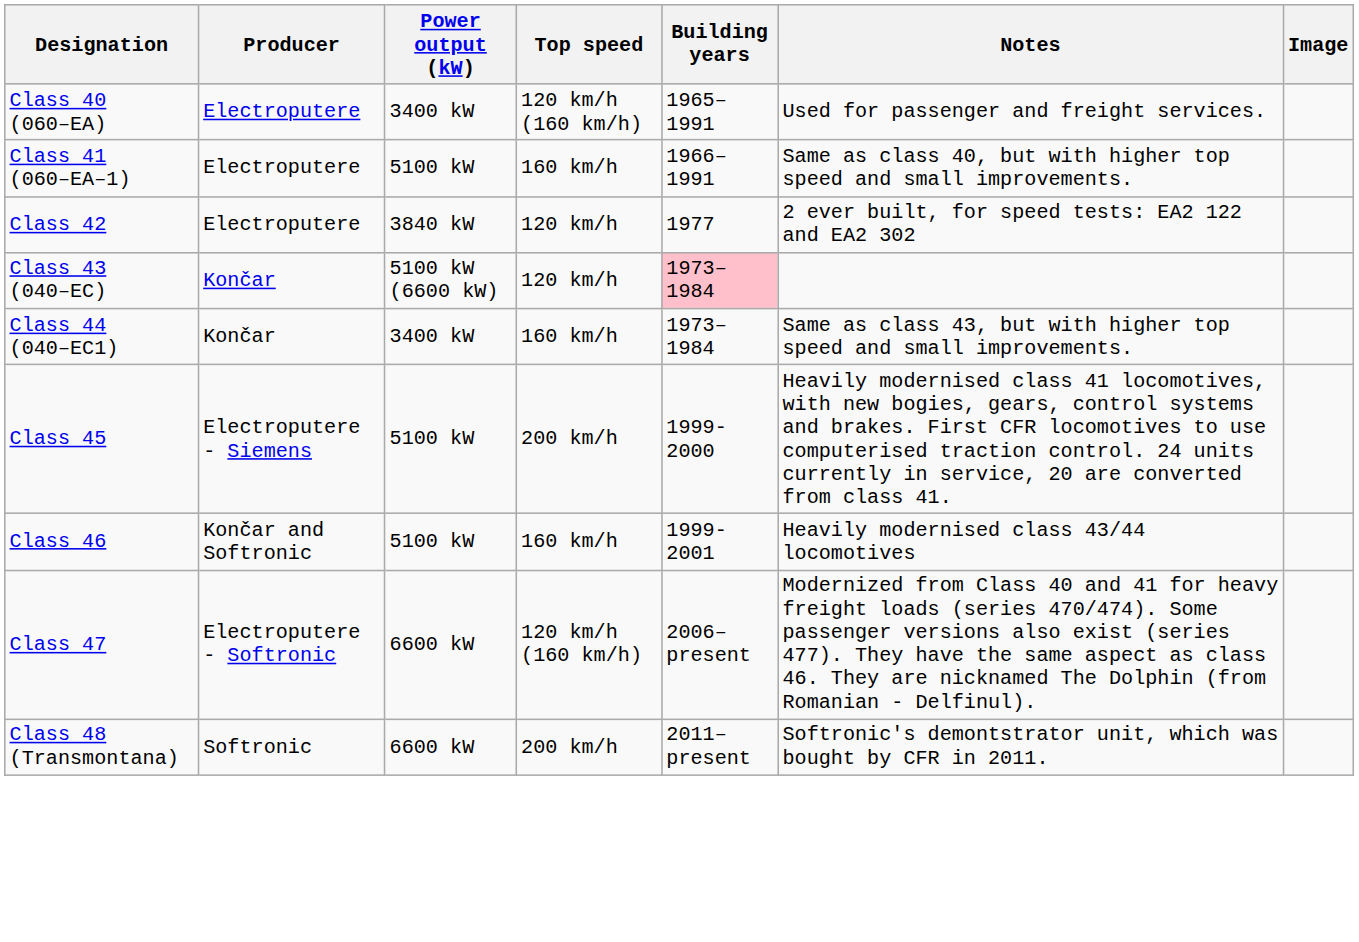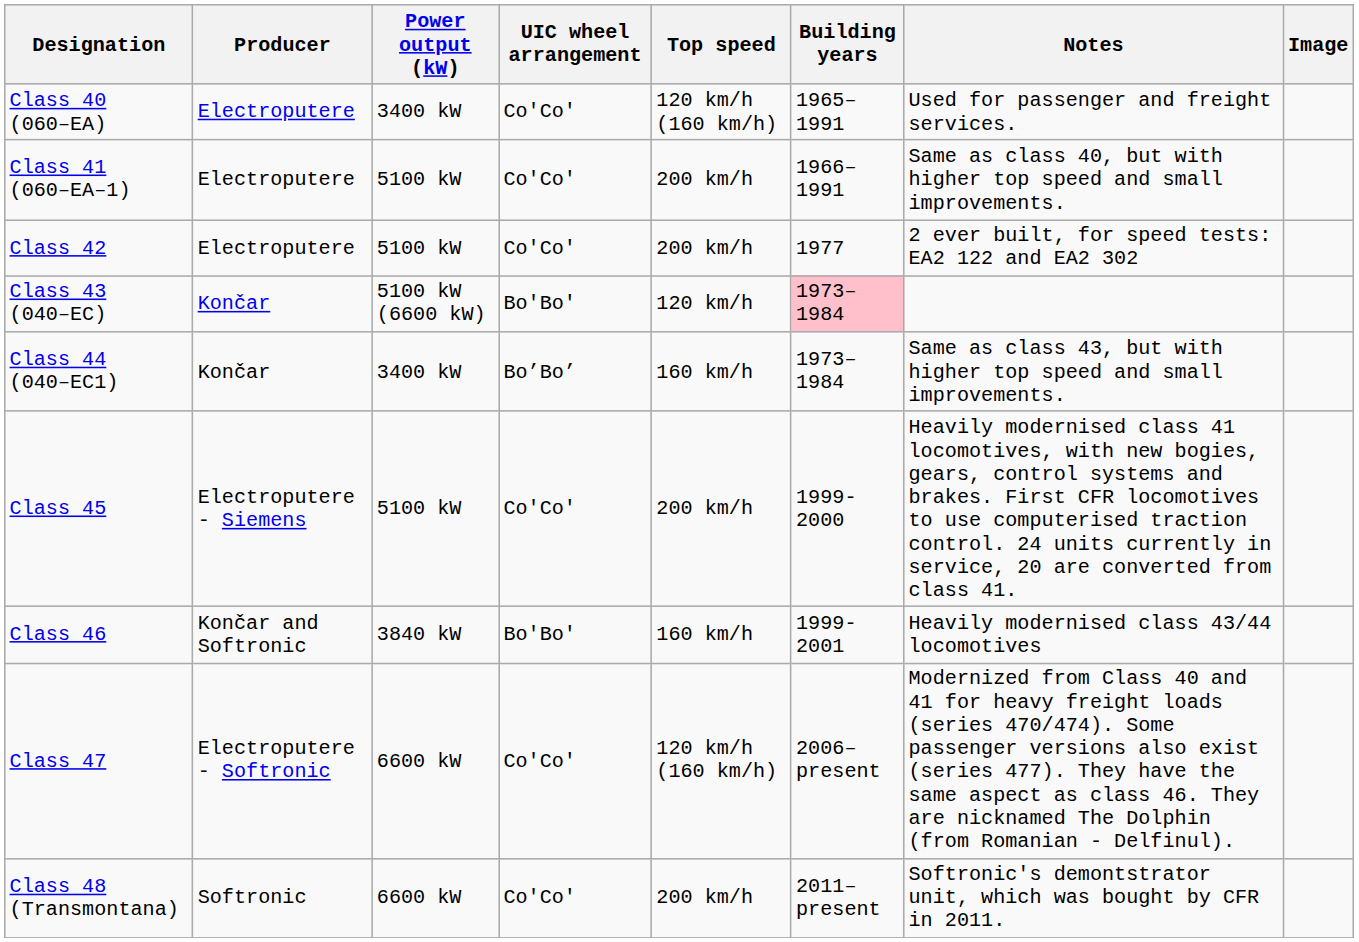+ column: (575, 44)
(569, 168) 160 km/h -> (705, 180) 200 km/h
(432, 224) 3840 kW -> (419, 248) 5100 kW
(569, 224) 120 km/h -> (705, 248) 200 km/h
(432, 542) 5100 kW -> (419, 635) 3840 kW
